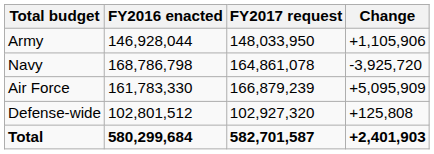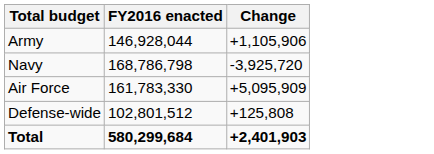- column: (286, 16)
